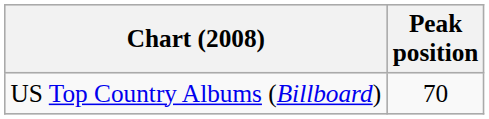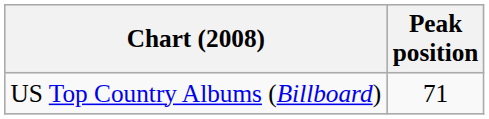(436, 93) 70 -> (436, 93) 71
